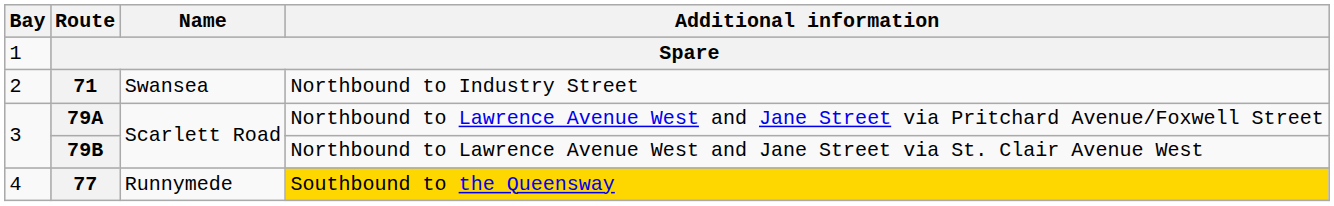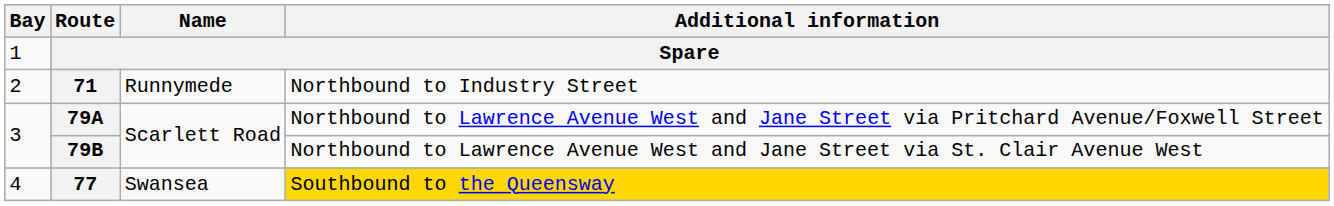(167, 86) Swansea -> (179, 86) Runnymede
(179, 184) Runnymede -> (167, 184) Swansea
